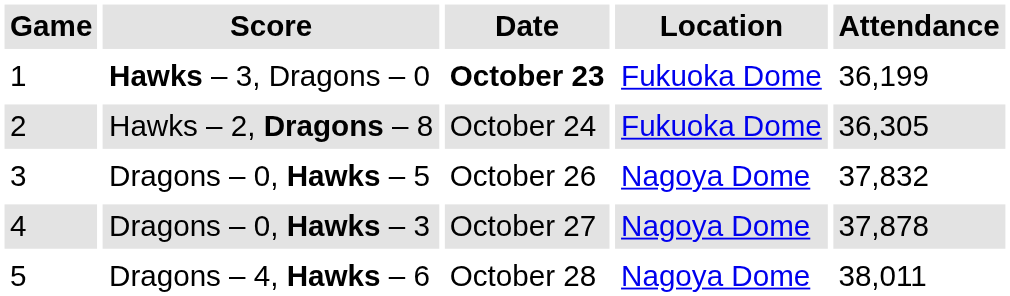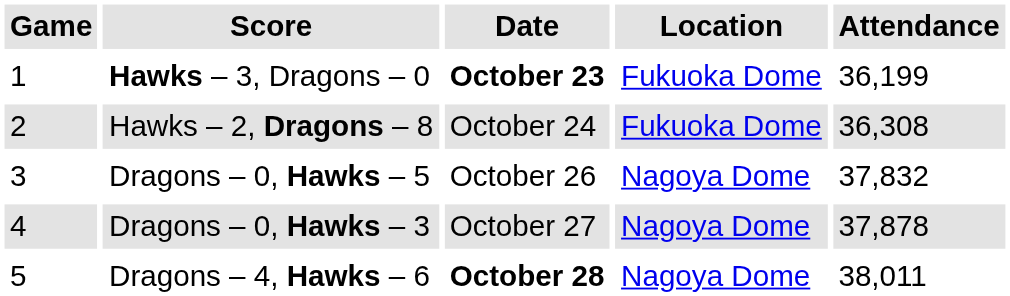(884, 126) 36,305 -> (884, 126) 36,308
(523, 276) normal -> (527, 276) bold
